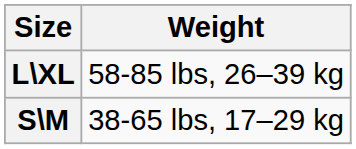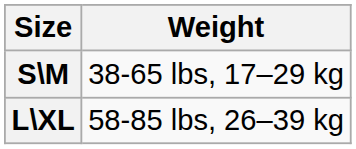rows swapped: (43, 119) <-> (43, 73)
